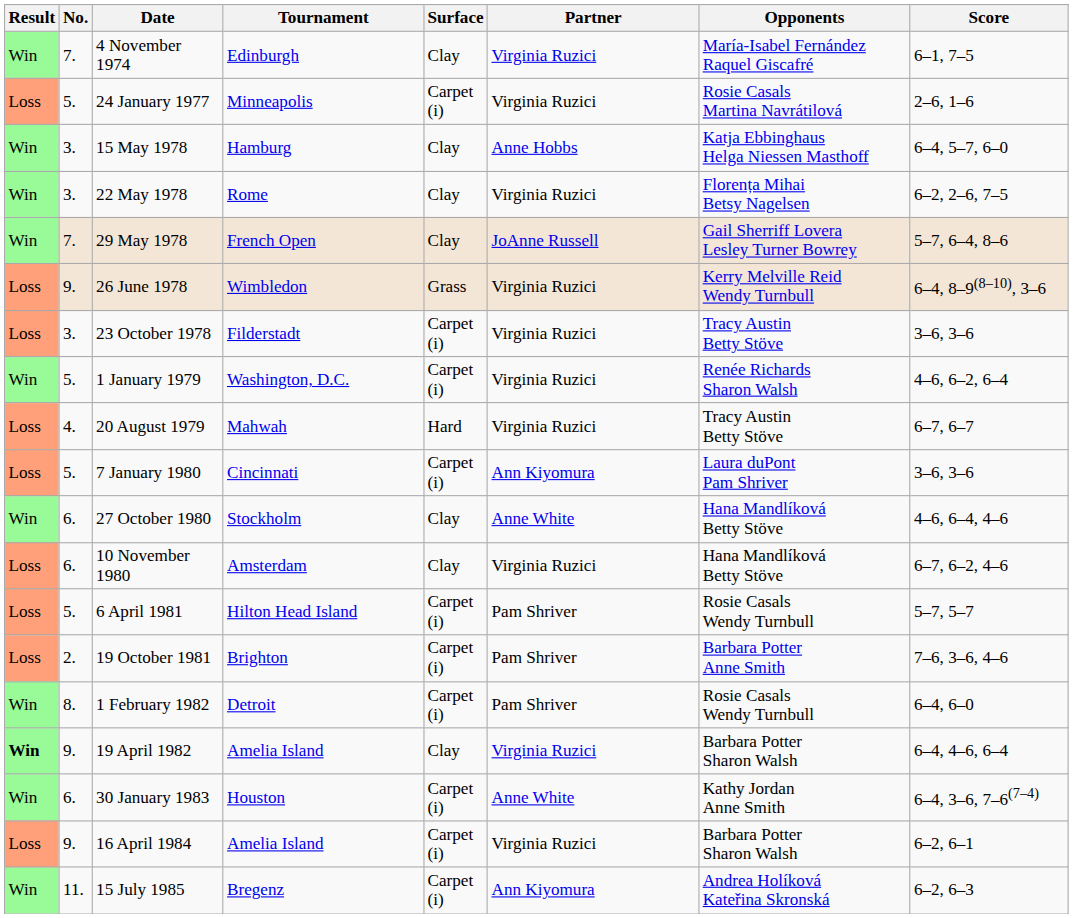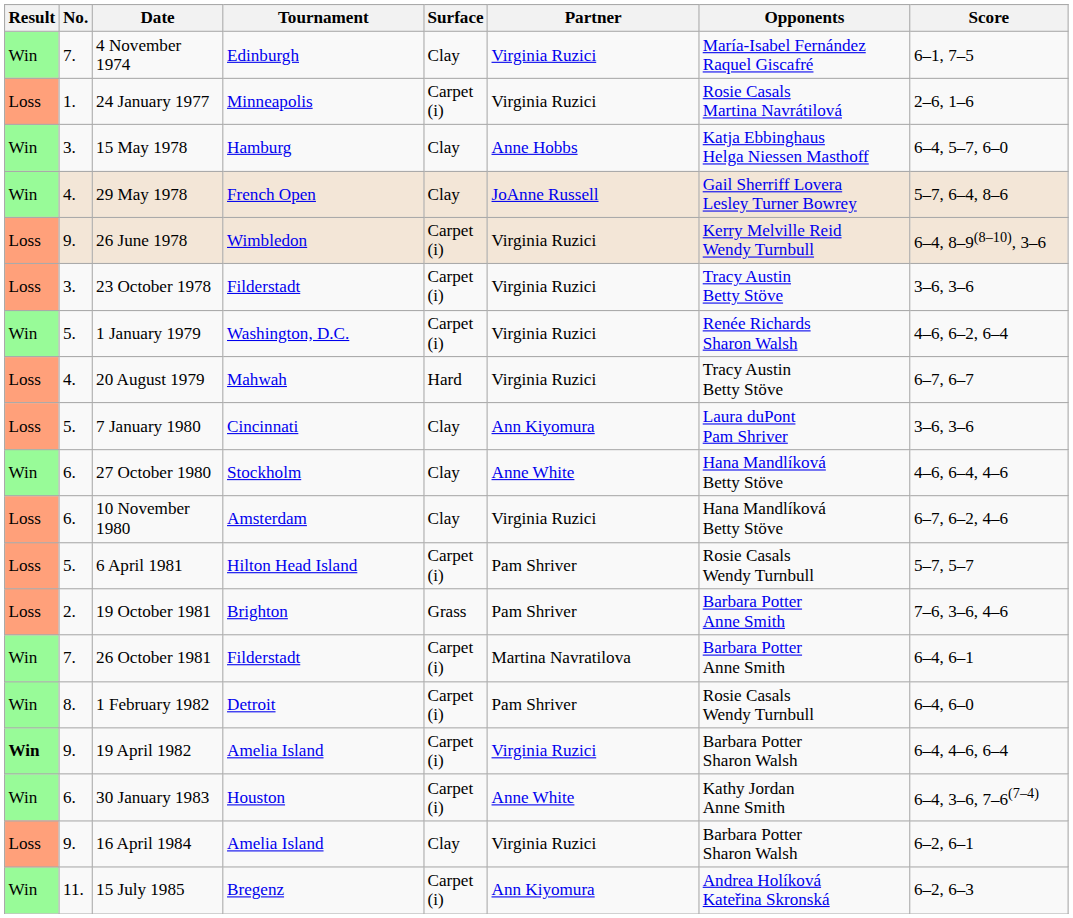(69, 101) 5. -> (69, 101) 1.
- row: (142, 194)
(69, 240) 7. -> (69, 194) 4.
(447, 286) Grass -> (450, 240) Carpet (i)
(450, 472) Carpet (i) -> (444, 426) Clay
(450, 658) Carpet (i) -> (447, 611) Grass
+ row: (154, 658)
(444, 751) Clay -> (450, 751) Carpet (i)
(450, 843) Carpet (i) -> (444, 843) Clay
